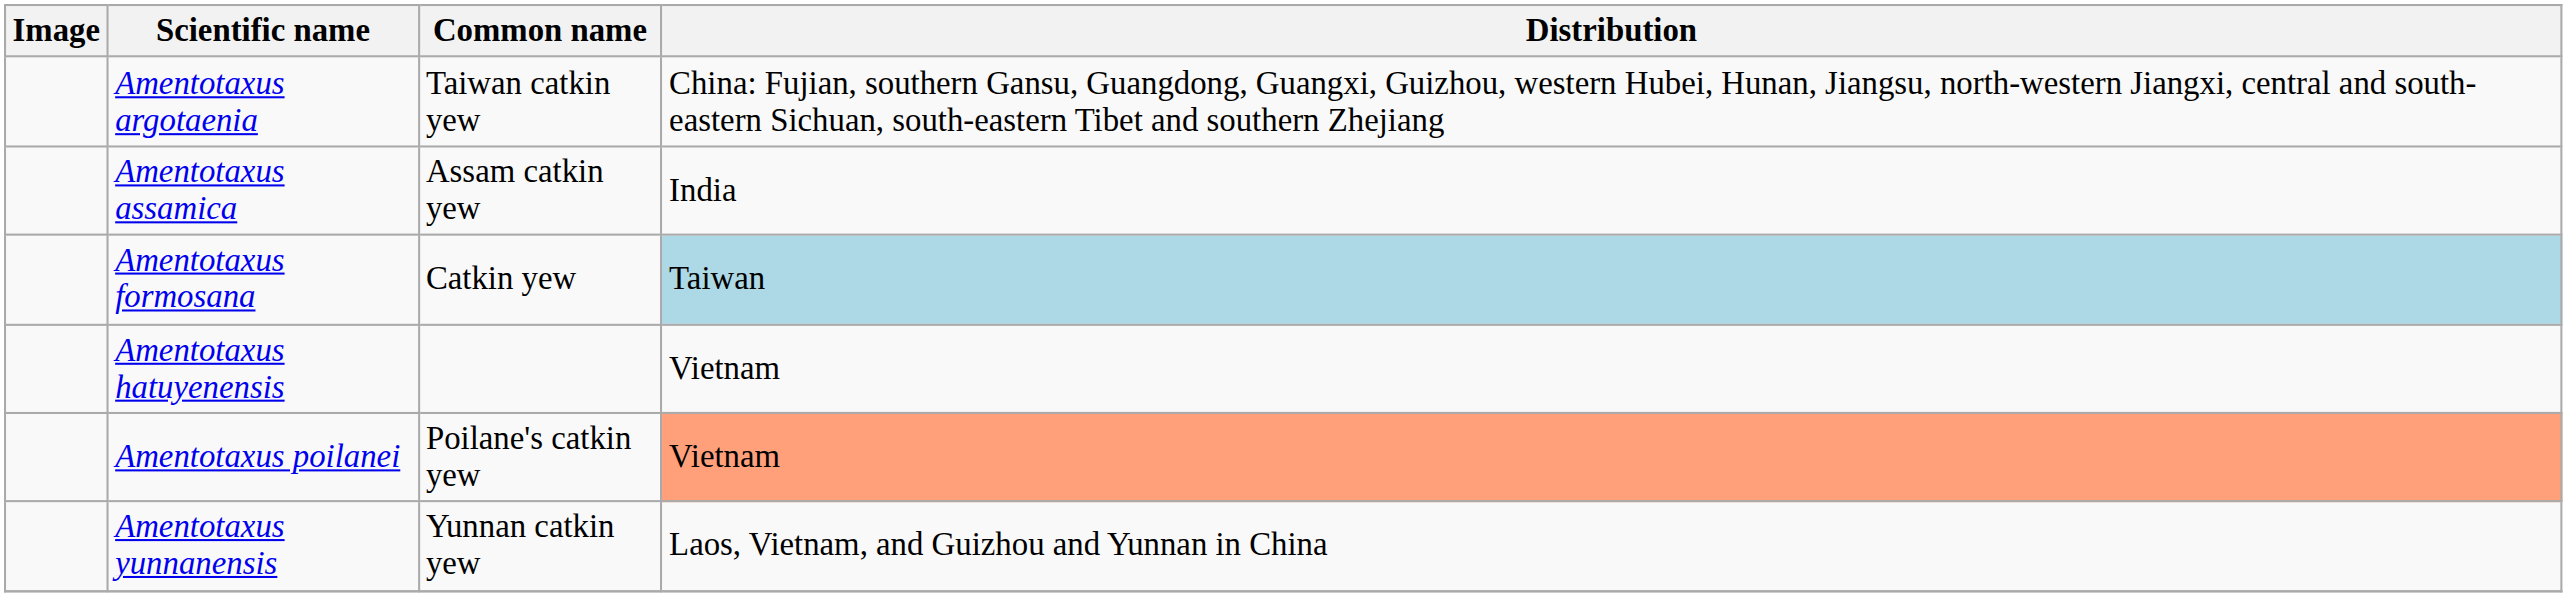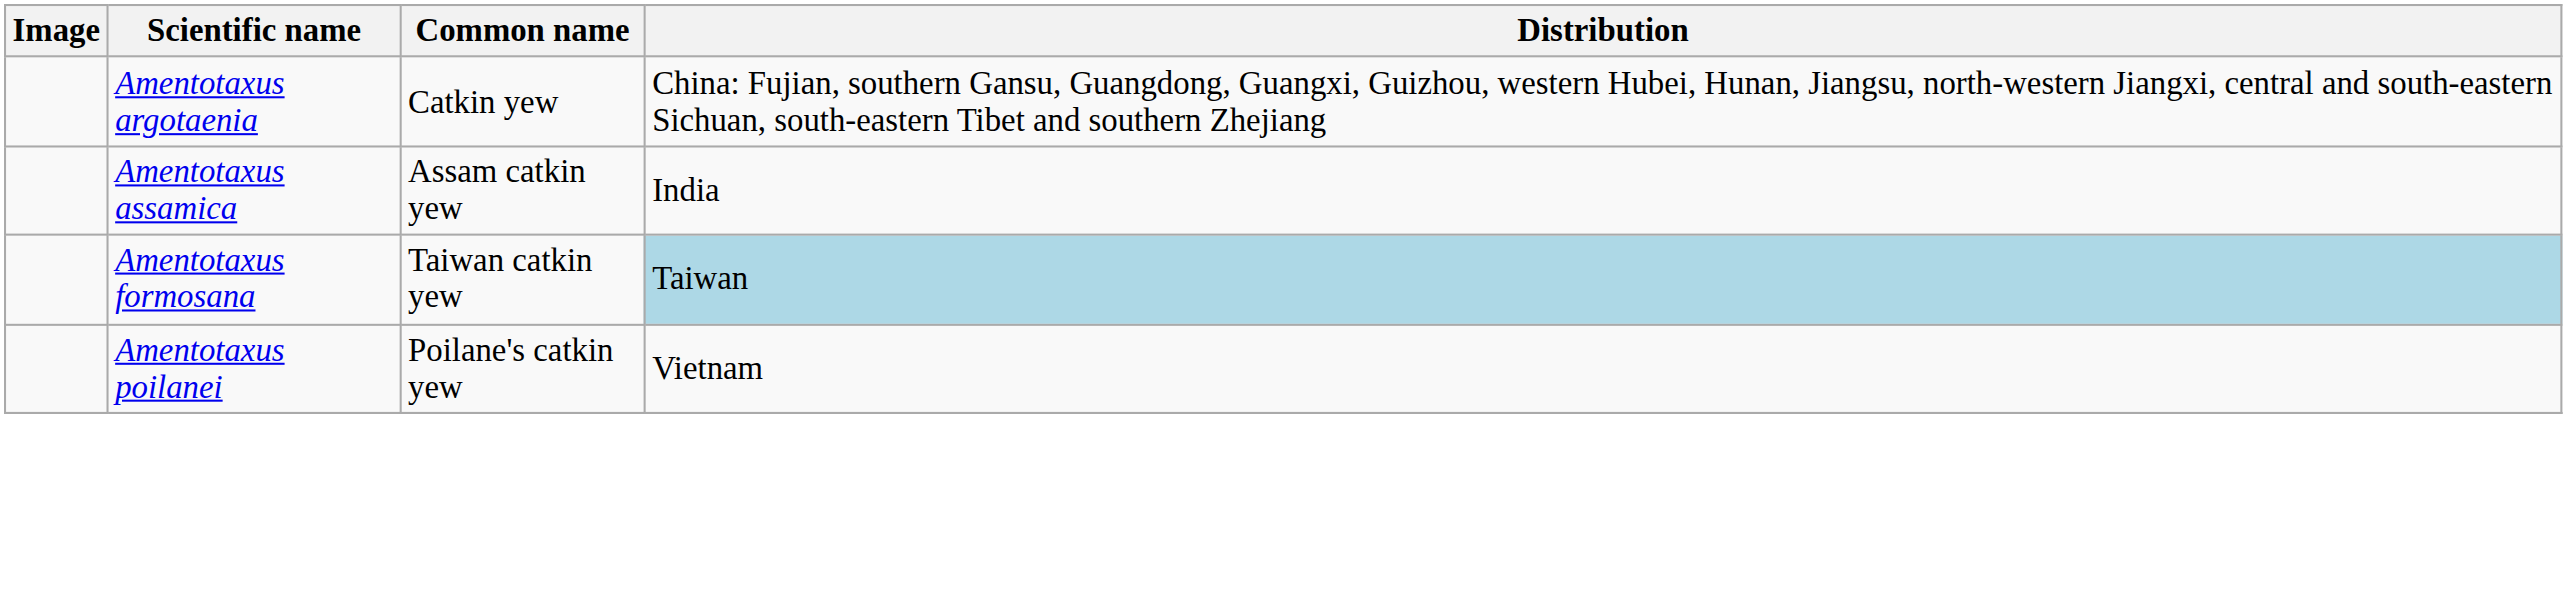(518, 100) Taiwan catkin yew -> (483, 100) Catkin yew
(501, 278) Catkin yew -> (500, 278) Taiwan catkin yew
- row: (200, 367)
(725, 456) lightsalmon background -> (708, 367) no background
- row: (200, 545)
